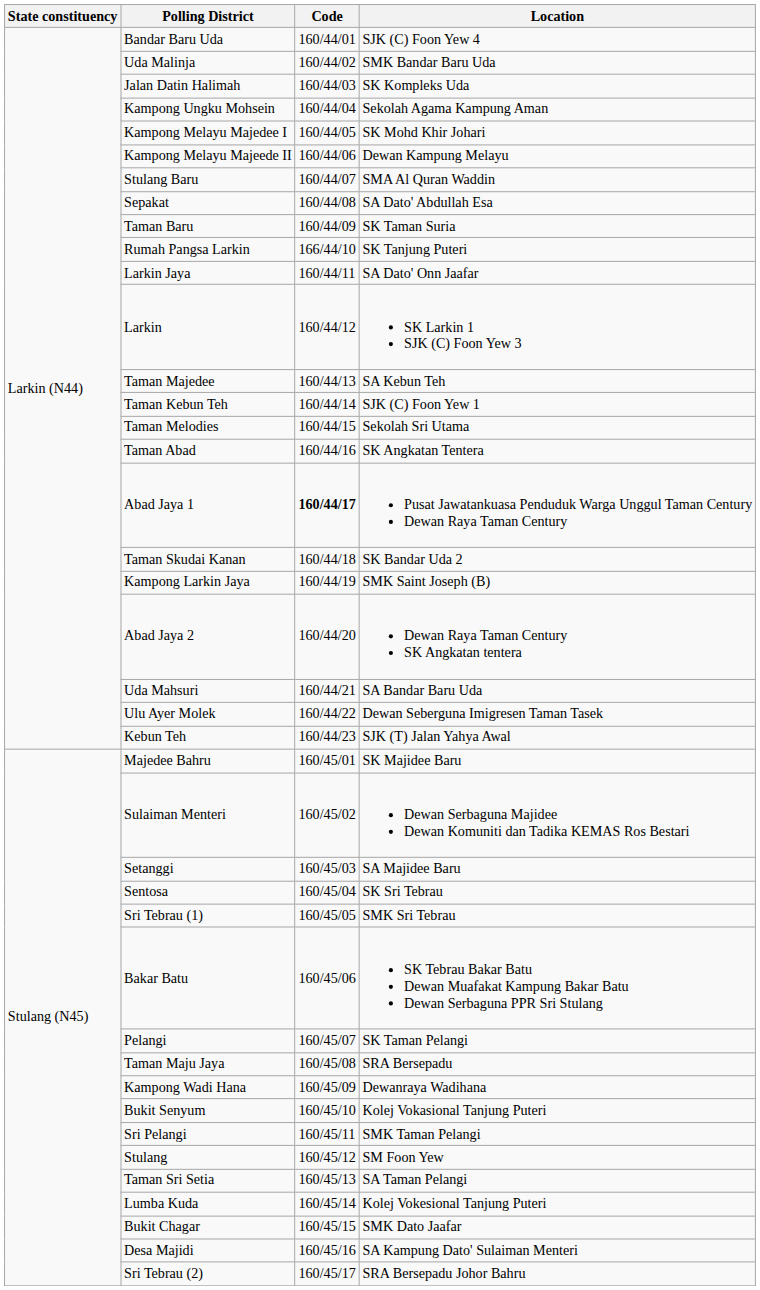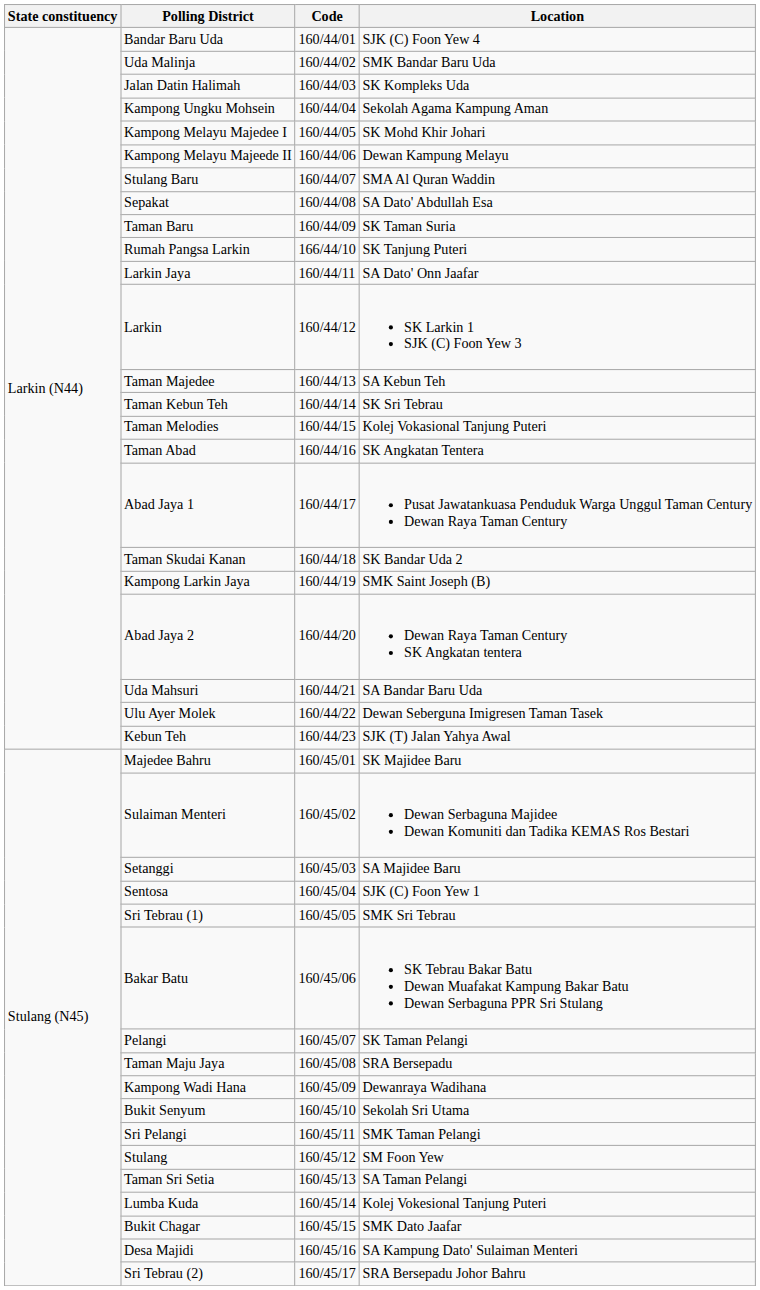(421, 404) SJK (C) Foon Yew 1 -> (403, 404) SK Sri Tebrau
(416, 427) Sekolah Sri Utama -> (454, 427) Kolej Vokasional Tanjung Puteri
(327, 504) bold -> (327, 504) normal
(403, 892) SK Sri Tebrau -> (421, 892) SJK (C) Foon Yew 1
(454, 1110) Kolej Vokasional Tanjung Puteri -> (416, 1110) Sekolah Sri Utama
